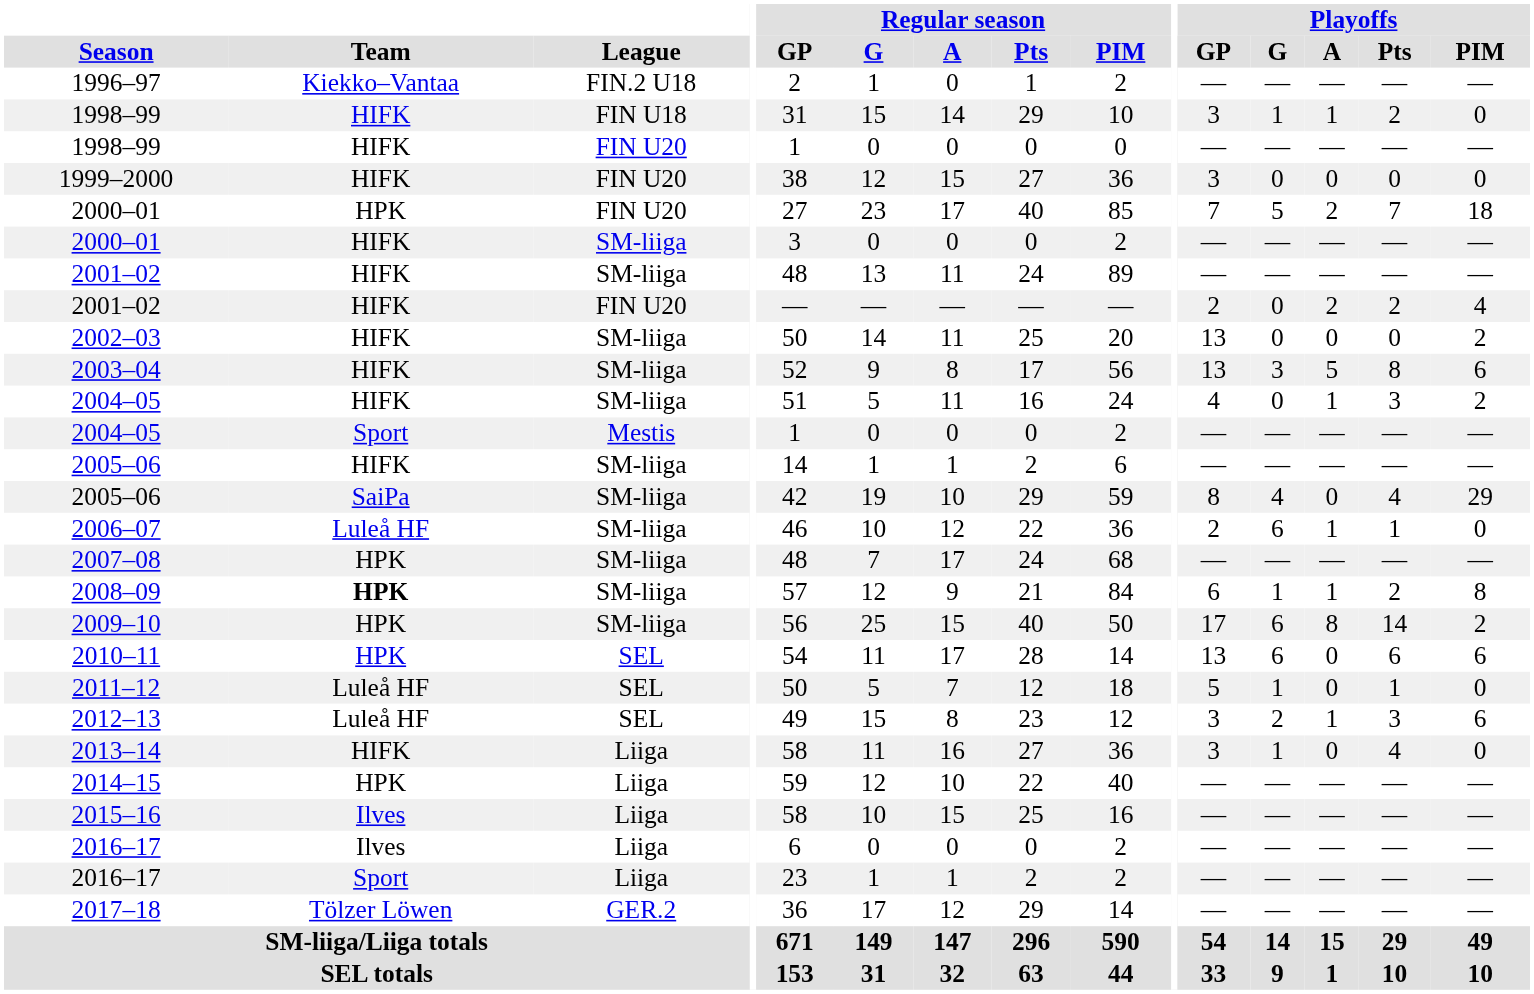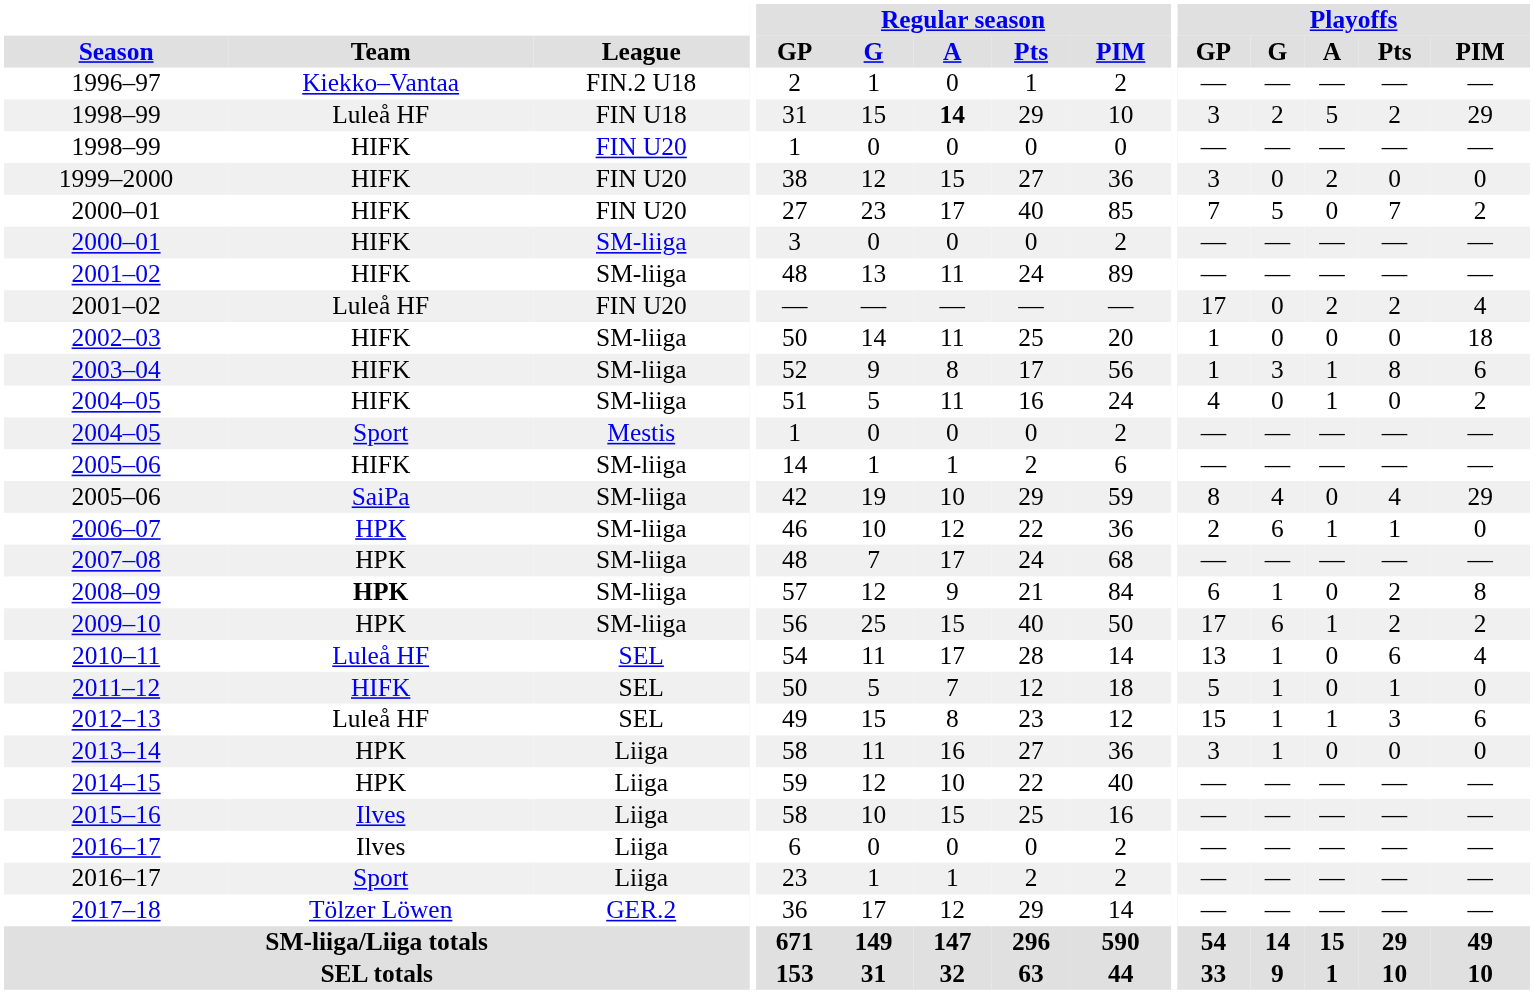(381, 115) HIFK -> (381, 115) Luleå HF
(952, 115) normal -> (952, 115) bold
(1277, 115) 1 -> (1277, 115) 2
(1332, 115) 1 -> (1332, 115) 5
(1480, 115) 0 -> (1480, 115) 29
(1332, 178) 0 -> (1332, 178) 2
(381, 210) HPK -> (381, 210) HIFK
(1332, 210) 2 -> (1332, 210) 0
(1480, 210) 18 -> (1480, 210) 2
(381, 305) HIFK -> (381, 305) Luleå HF
(1213, 305) 2 -> (1213, 305) 17
(1213, 337) 13 -> (1213, 337) 1
(1480, 337) 2 -> (1480, 337) 18
(1213, 369) 13 -> (1213, 369) 1
(1332, 369) 5 -> (1332, 369) 1
(1395, 401) 3 -> (1395, 401) 0
(381, 528) Luleå HF -> (381, 528) HPK
(1332, 592) 1 -> (1332, 592) 0
(1332, 623) 8 -> (1332, 623) 1
(1395, 623) 14 -> (1395, 623) 2
(381, 655) HPK -> (381, 655) Luleå HF
(1277, 655) 6 -> (1277, 655) 1
(1480, 655) 6 -> (1480, 655) 4
(381, 687) Luleå HF -> (381, 687) HIFK
(1213, 719) 3 -> (1213, 719) 15
(1277, 719) 2 -> (1277, 719) 1
(381, 751) HIFK -> (381, 751) HPK
(1395, 751) 4 -> (1395, 751) 0
